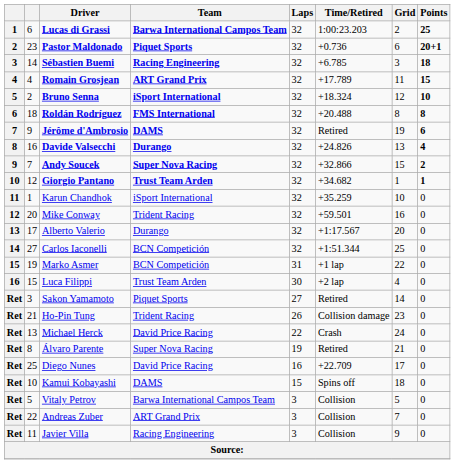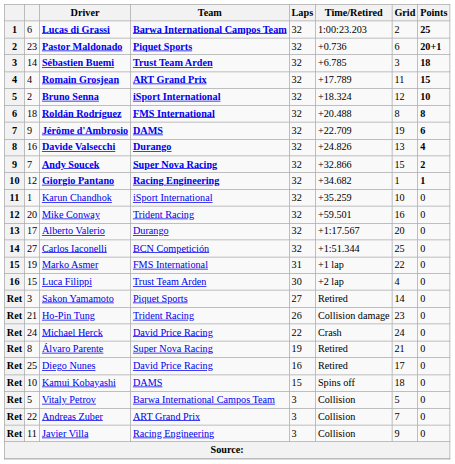(176, 62) Racing Engineering -> (173, 62) Trust Team Arden
(333, 130) Retired -> (335, 130) +22.709
(173, 180) Trust Team Arden -> (176, 180) Racing Engineering
(171, 264) BCN Competición -> (170, 264) FMS International
(32, 332) 13 -> (32, 332) 24
(335, 365) +22.709 -> (333, 365) Retired
